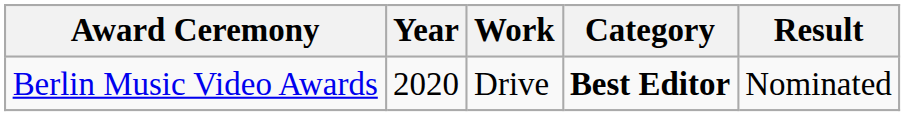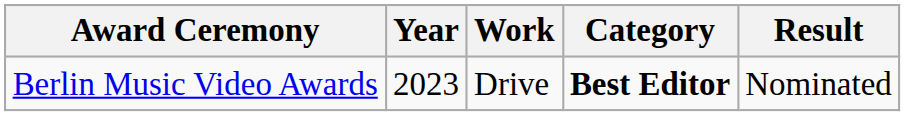(426, 82) 2020 -> (426, 82) 2023
